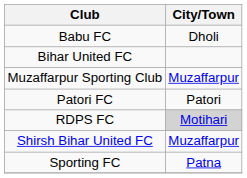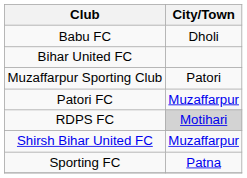(204, 78) Muzaffarpur -> (204, 78) Patori
(204, 99) Patori -> (204, 99) Muzaffarpur
